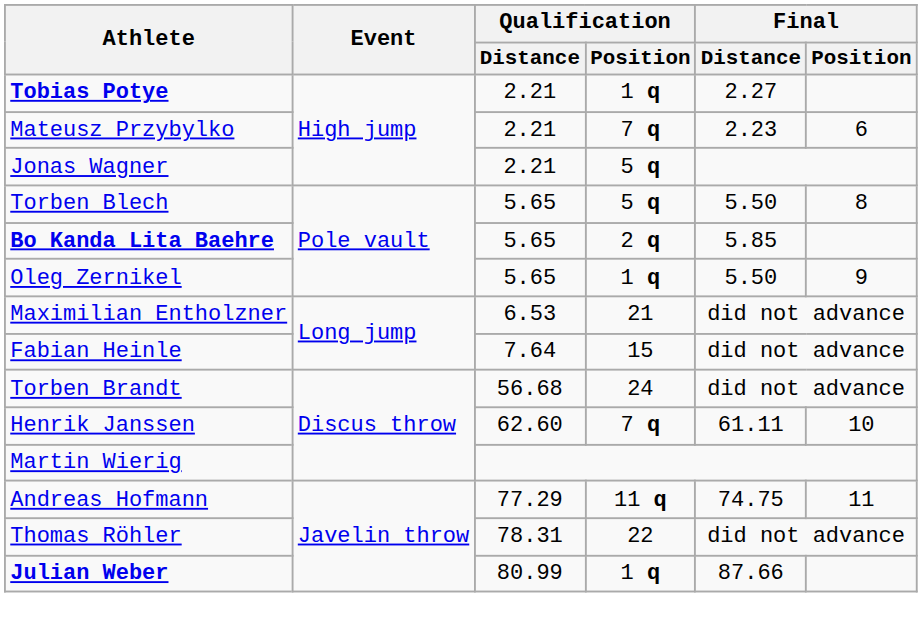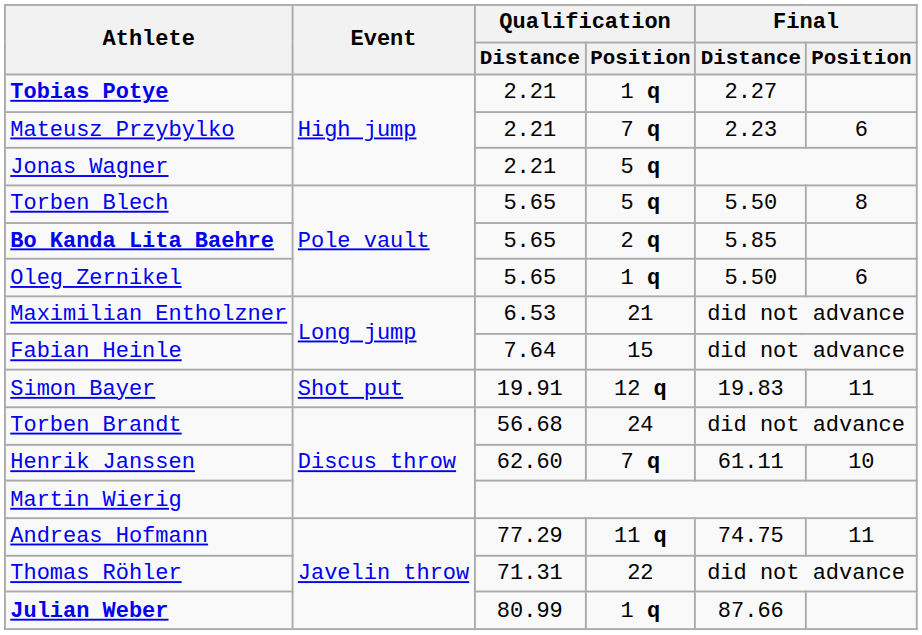(861, 278) 9 -> (861, 278) 6
+ row: (83, 388)
(530, 536) 78.31 -> (530, 573) 71.31
